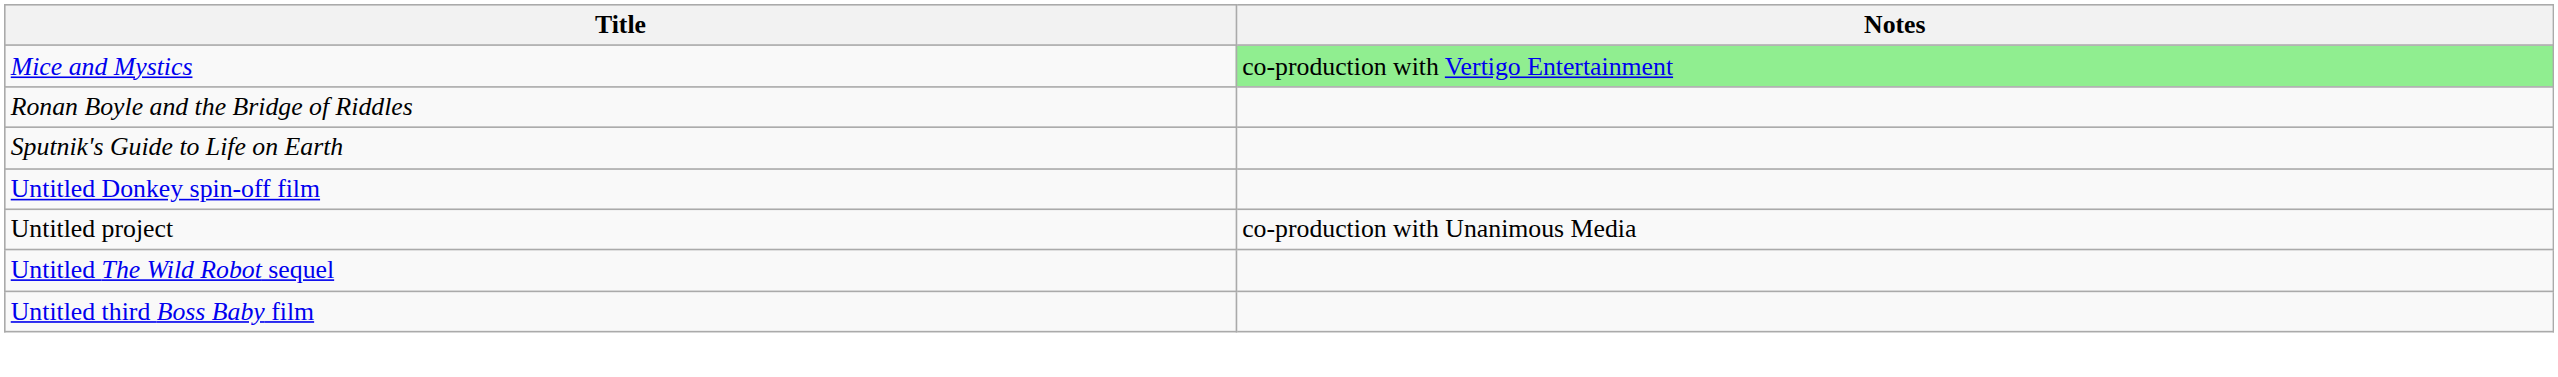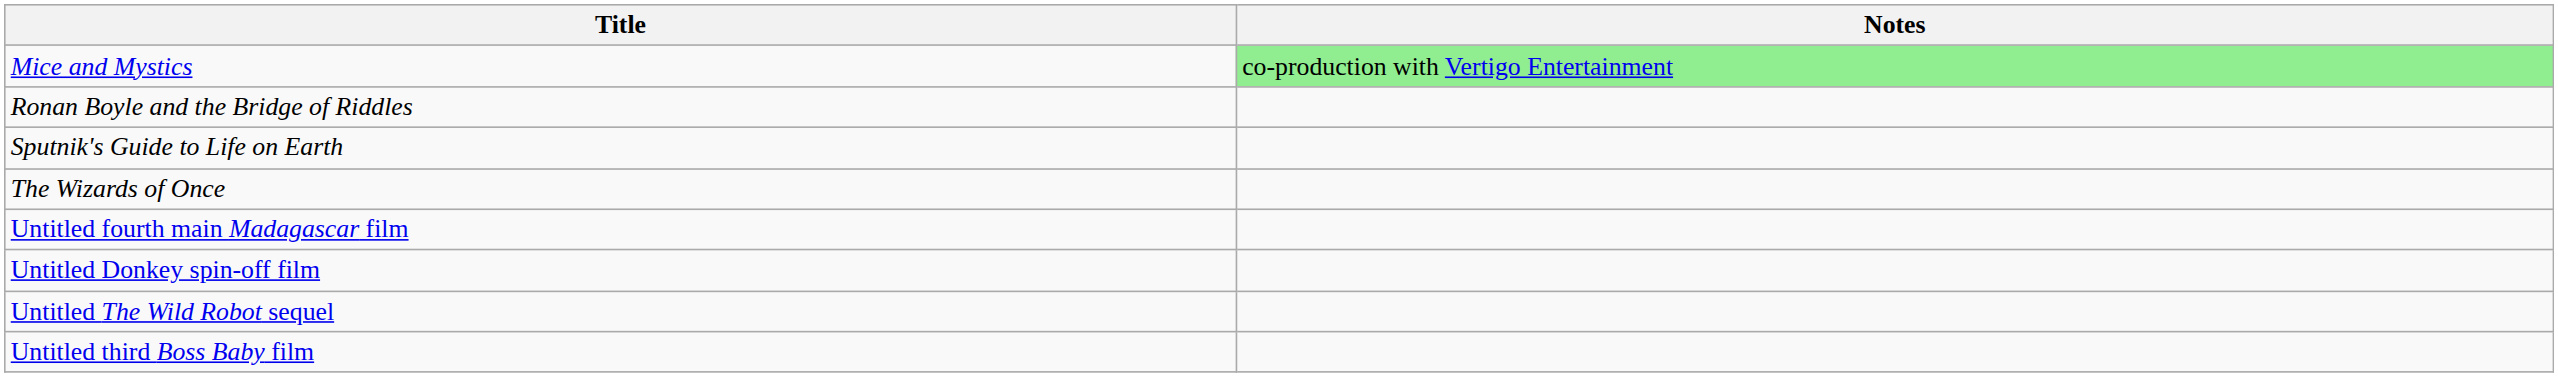+ row: (118, 188)
+ row: (210, 229)
- row: (92, 229)
